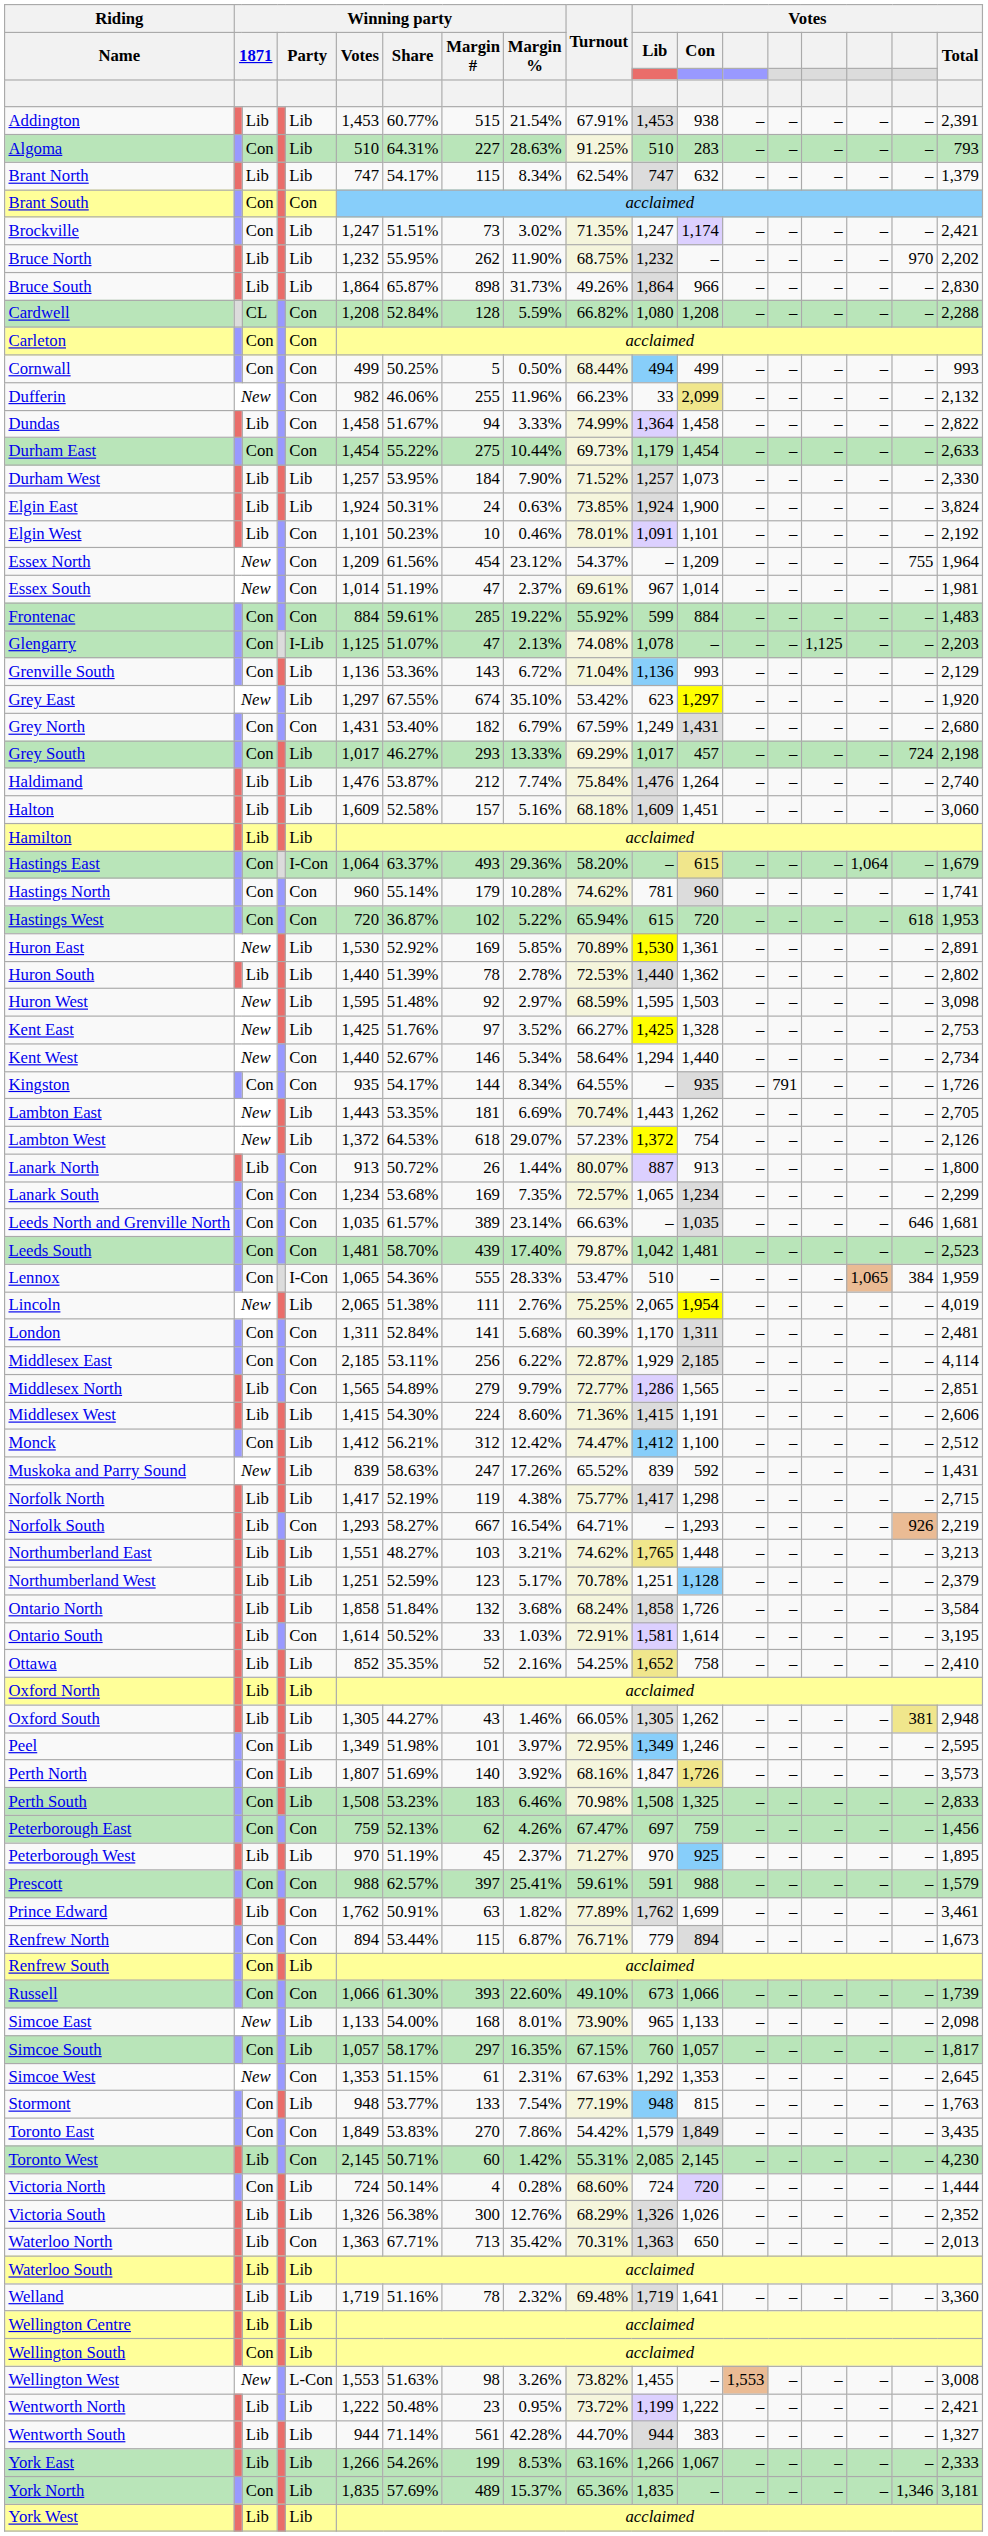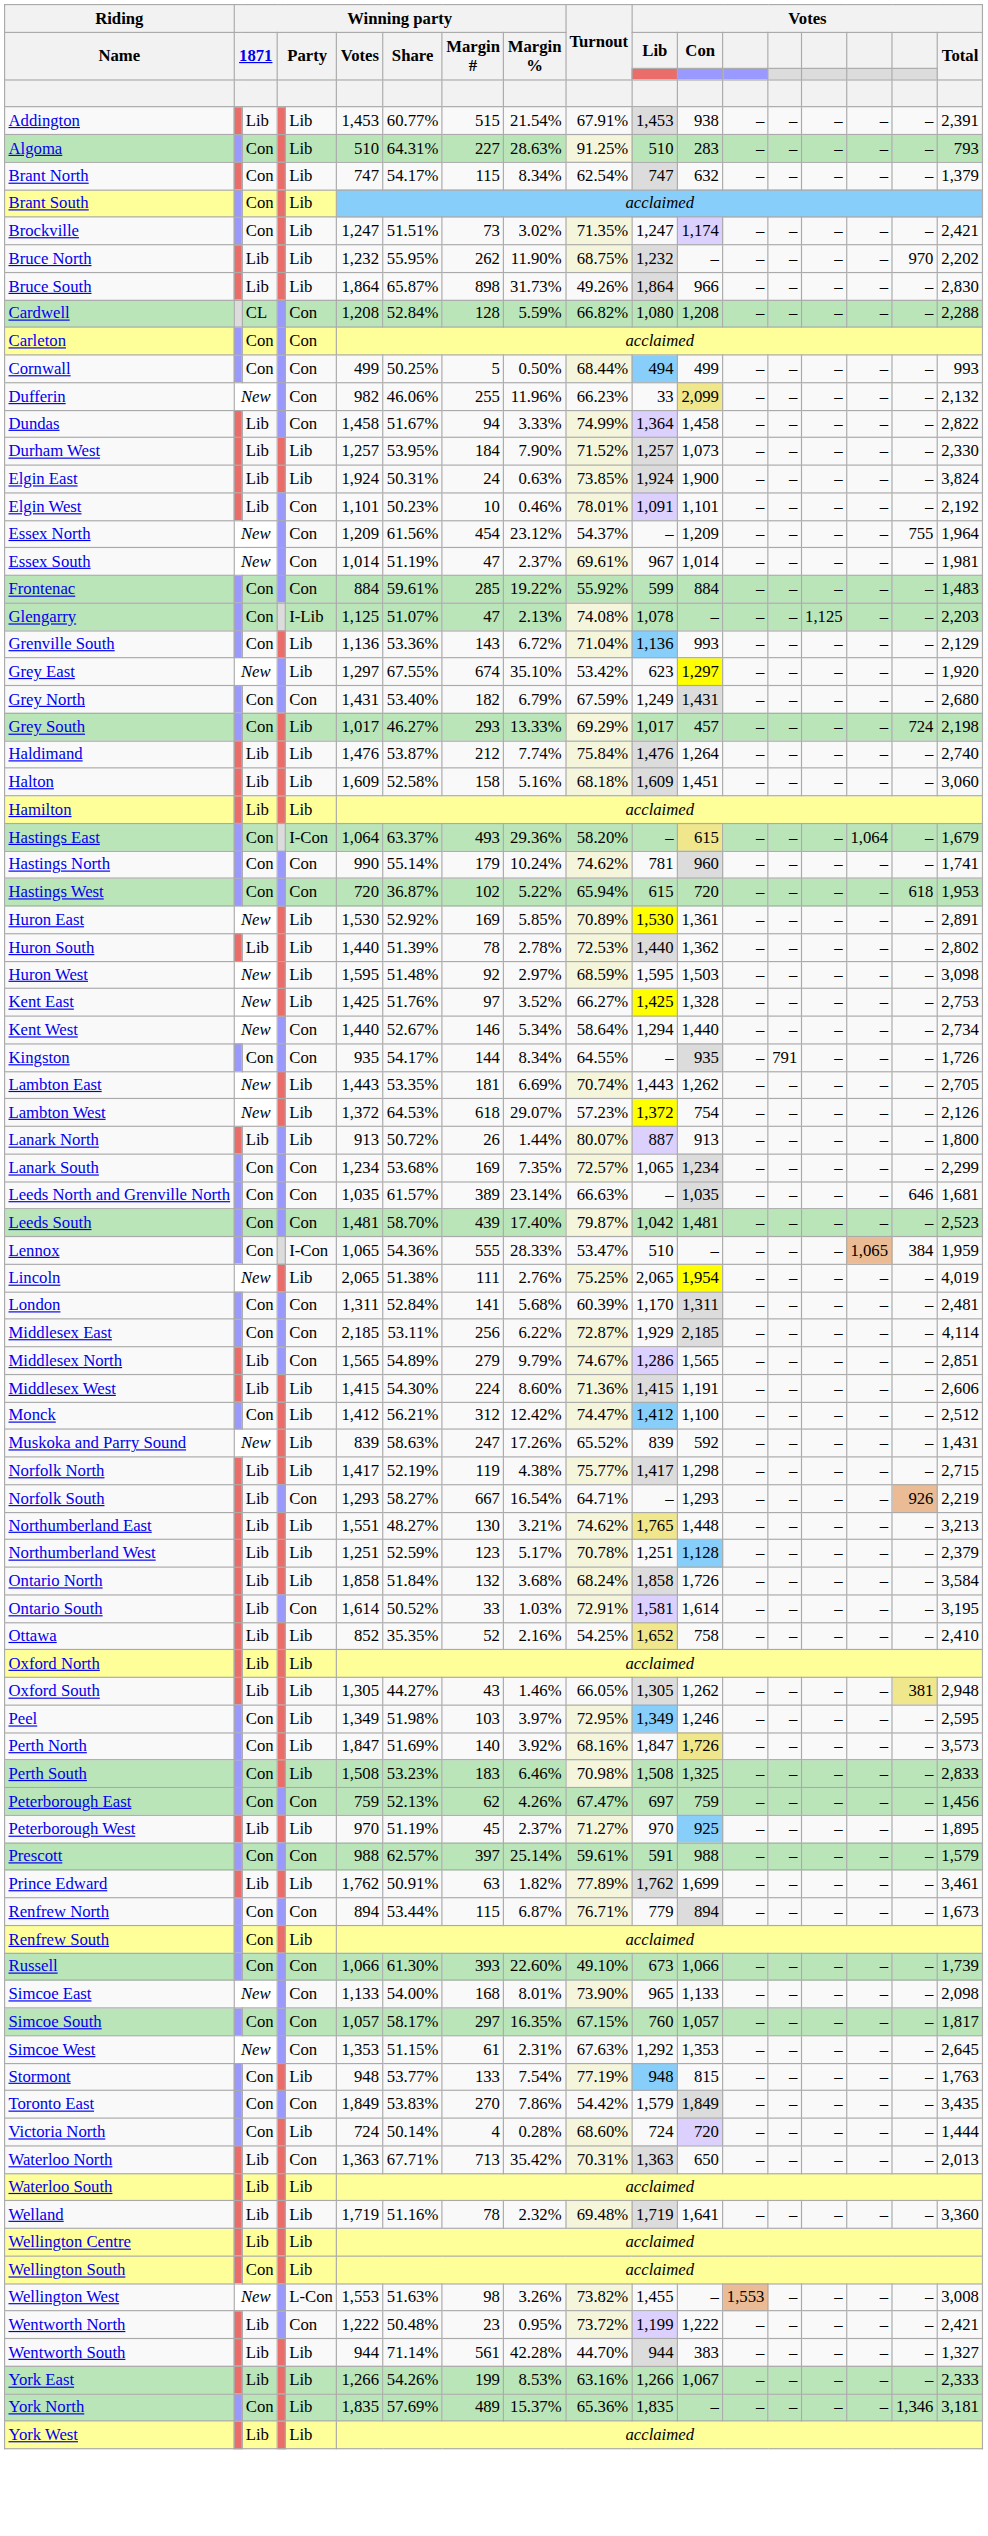(257, 176) Lib -> (260, 176) Con
(303, 203) Con -> (301, 203) Lib
- row: (52, 451)
(487, 809) 157 -> (487, 782) 158
(366, 892) 960 -> (366, 864) 990
(536, 892) 10.28% -> (536, 864) 10.24%
(303, 1167) Con -> (301, 1140) Lib
(602, 1388) 72.77% -> (602, 1360) 74.67%
(487, 1553) 103 -> (487, 1526) 130
(487, 1746) 101 -> (487, 1718) 103
(360, 1774) 1,807 -> (360, 1746) 1,847
(536, 1884) 25.41% -> (536, 1856) 25.14%
(303, 1911) Con -> (301, 1884) Lib
(301, 2021) Lib -> (303, 1994) Con
(301, 2049) Lib -> (303, 2021) Con
- row: (53, 2159)
- row: (57, 2214)
(301, 2407) Lib -> (303, 2325) Con
